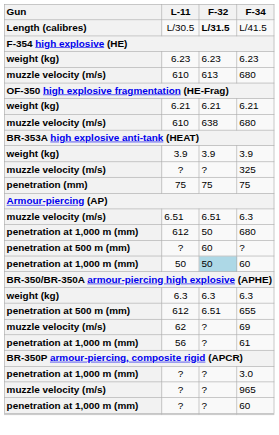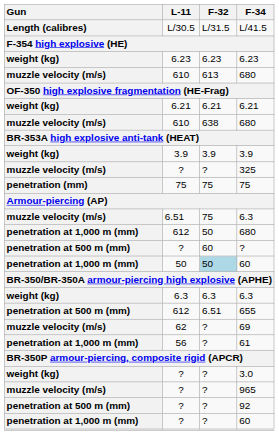(216, 28) bold -> (216, 28) normal
(211, 216) 6.51 -> (207, 216) 75
(72, 374) penetration at 1,000 m (mm) -> (33, 374) weight (kg)
+ row: (181, 405)
